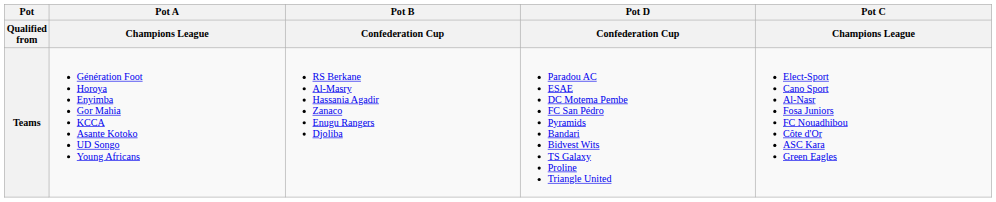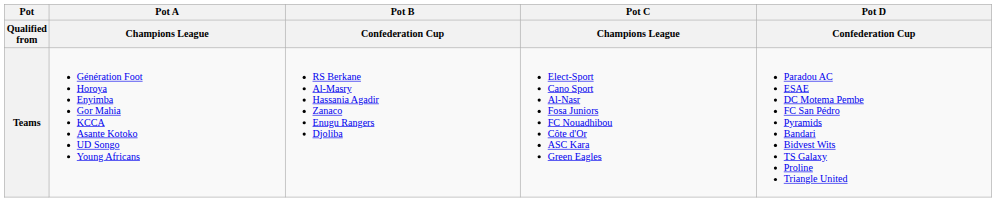columns swapped: (873, 34) <-> (638, 34)
